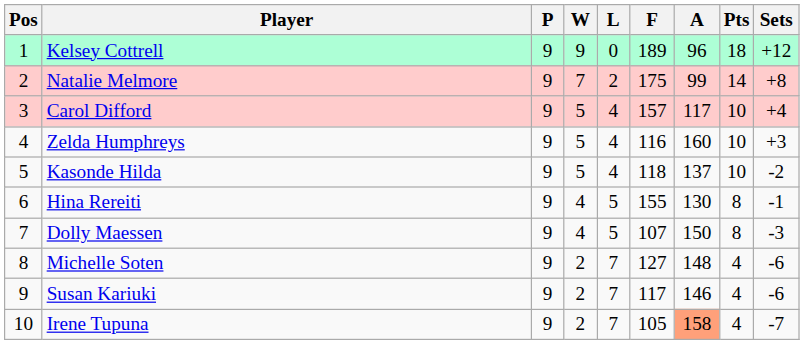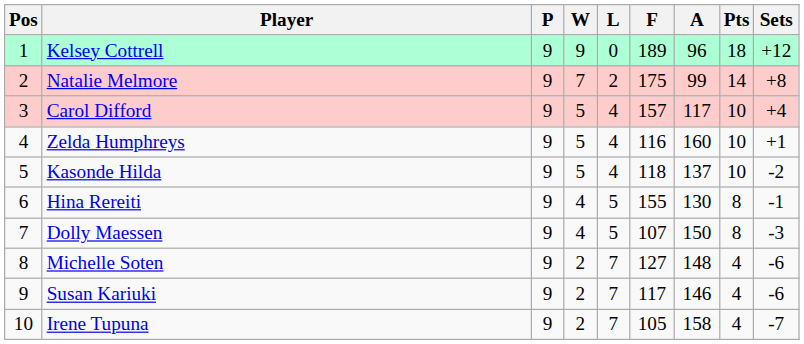(776, 141) +3 -> (776, 141) +1
(697, 324) lightsalmon background -> (697, 324) no background
